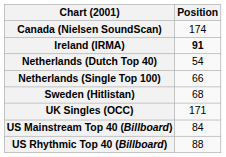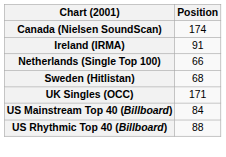(198, 45) bold -> (198, 45) normal
- row: (90, 62)
